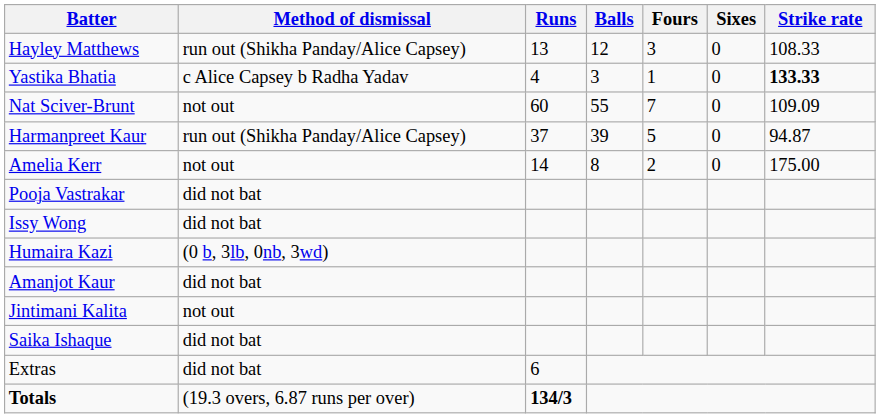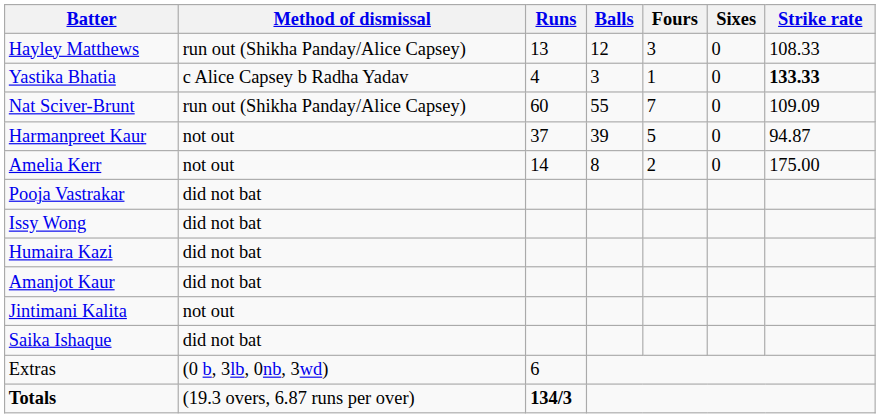(208, 106) not out -> (324, 106) run out (Shikha Panday/Alice Capsey)
(324, 135) run out (Shikha Panday/Alice Capsey) -> (208, 135) not out
(256, 252) (0 b, 3lb, 0nb, 3wd) -> (222, 252) did not bat
(222, 369) did not bat -> (256, 369) (0 b, 3lb, 0nb, 3wd)
